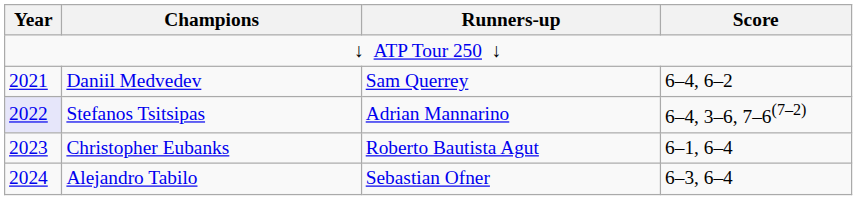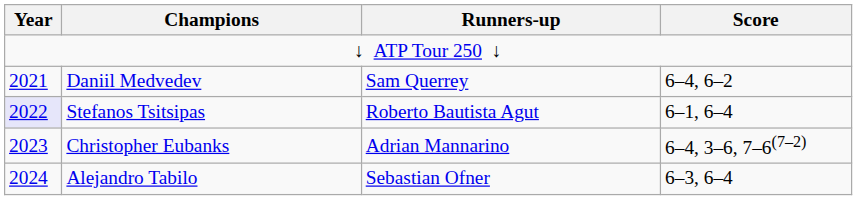(437, 114) Adrian Mannarino -> (452, 111) Roberto Bautista Agut
(736, 114) 6–4, 3–6, 7–6(7–2) -> (699, 111) 6–1, 6–4
(452, 147) Roberto Bautista Agut -> (437, 145) Adrian Mannarino
(699, 147) 6–1, 6–4 -> (736, 145) 6–4, 3–6, 7–6(7–2)
